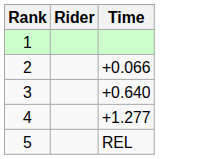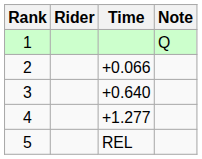+ column: (176, 17)
